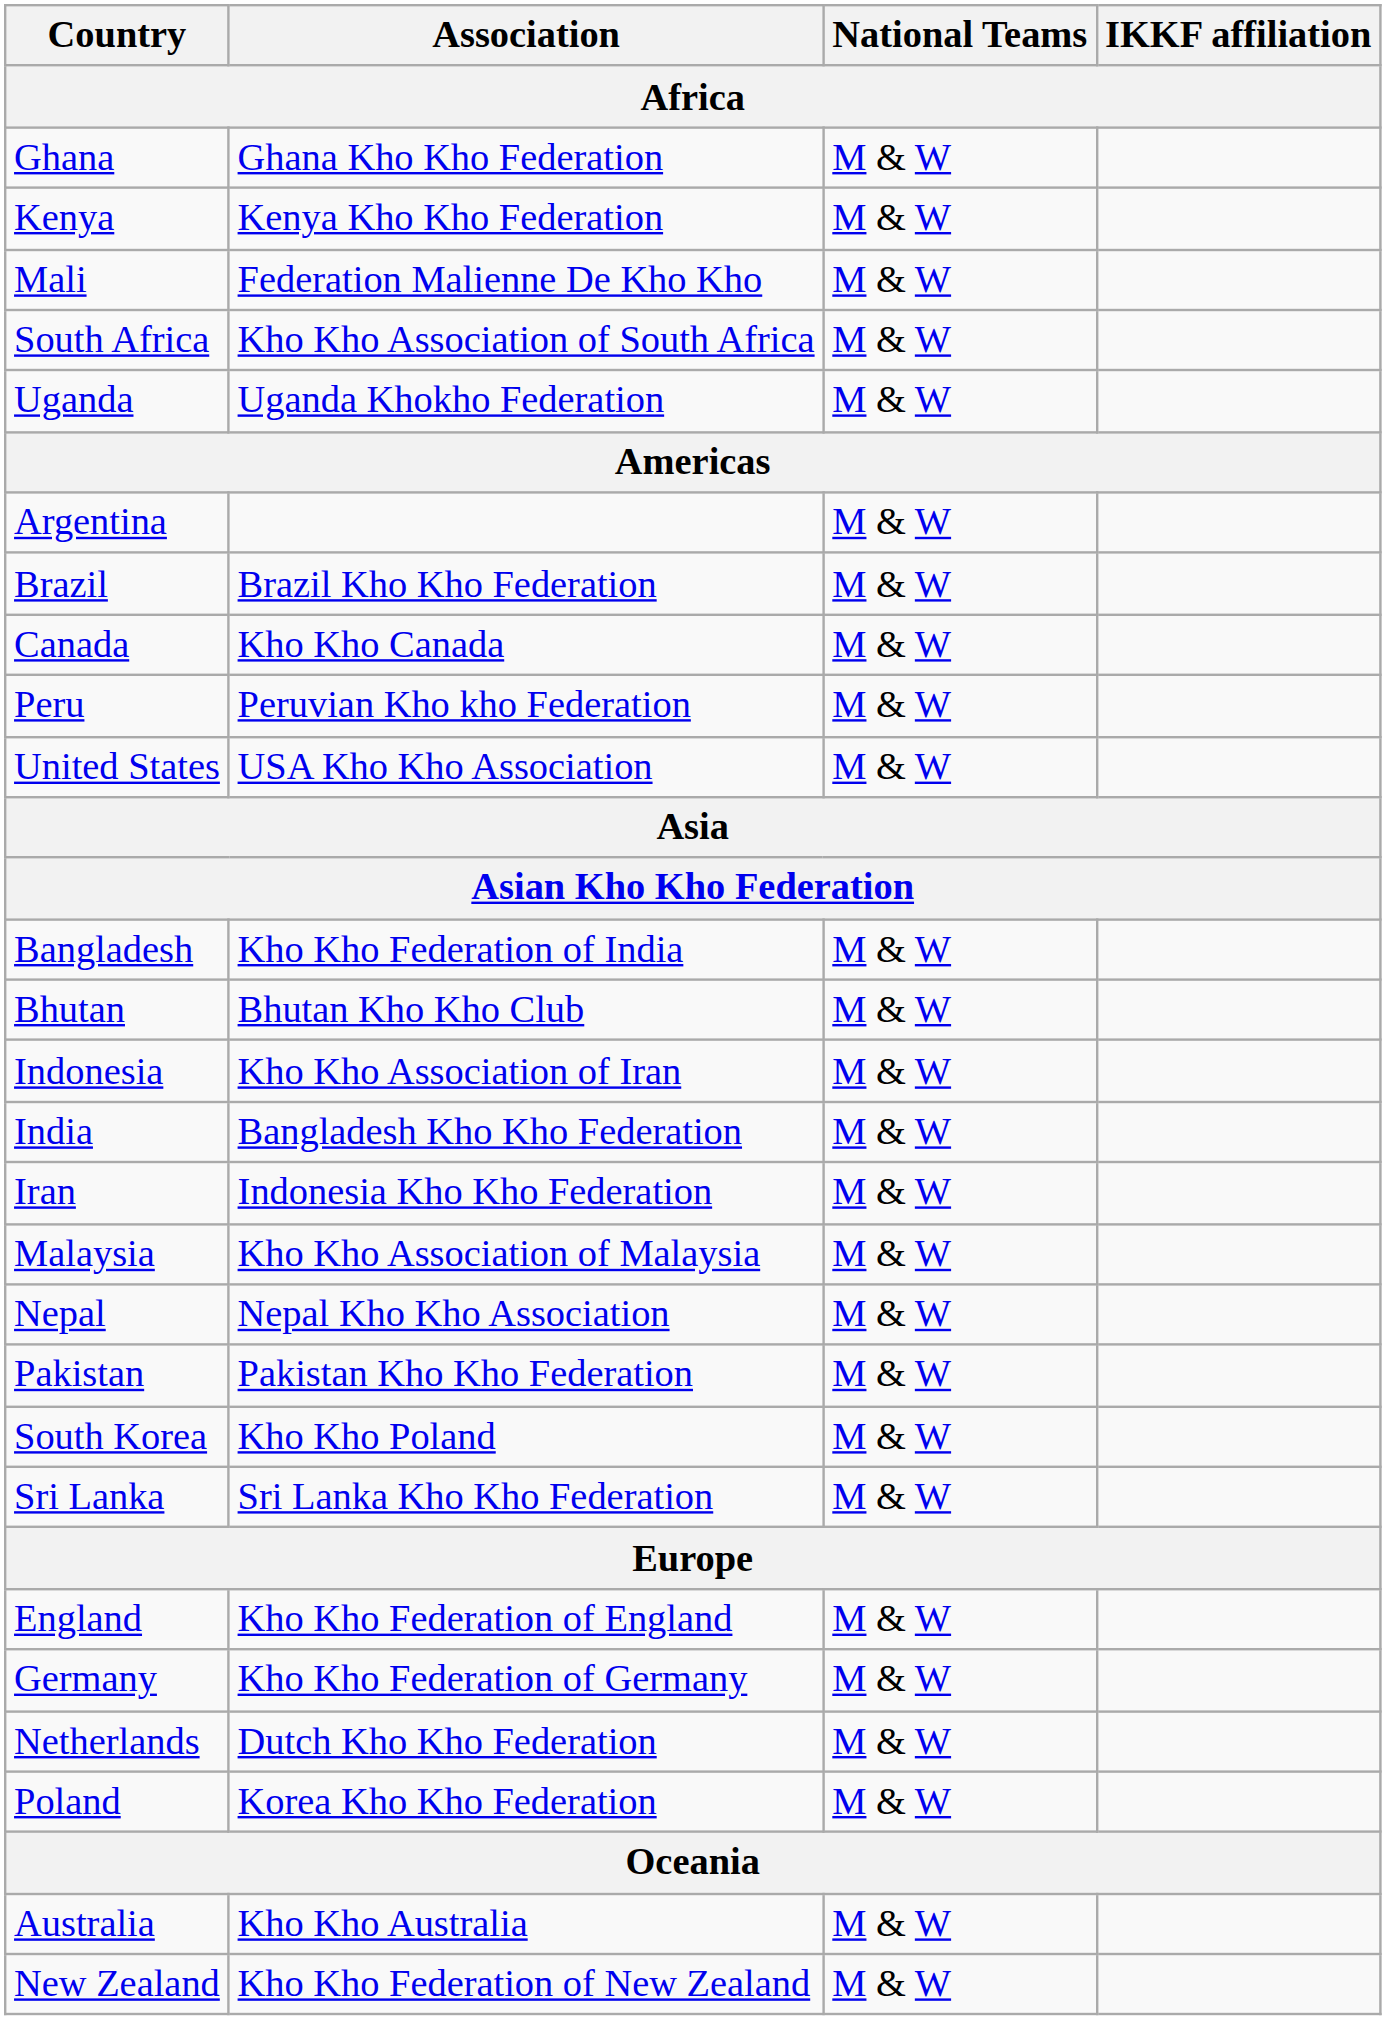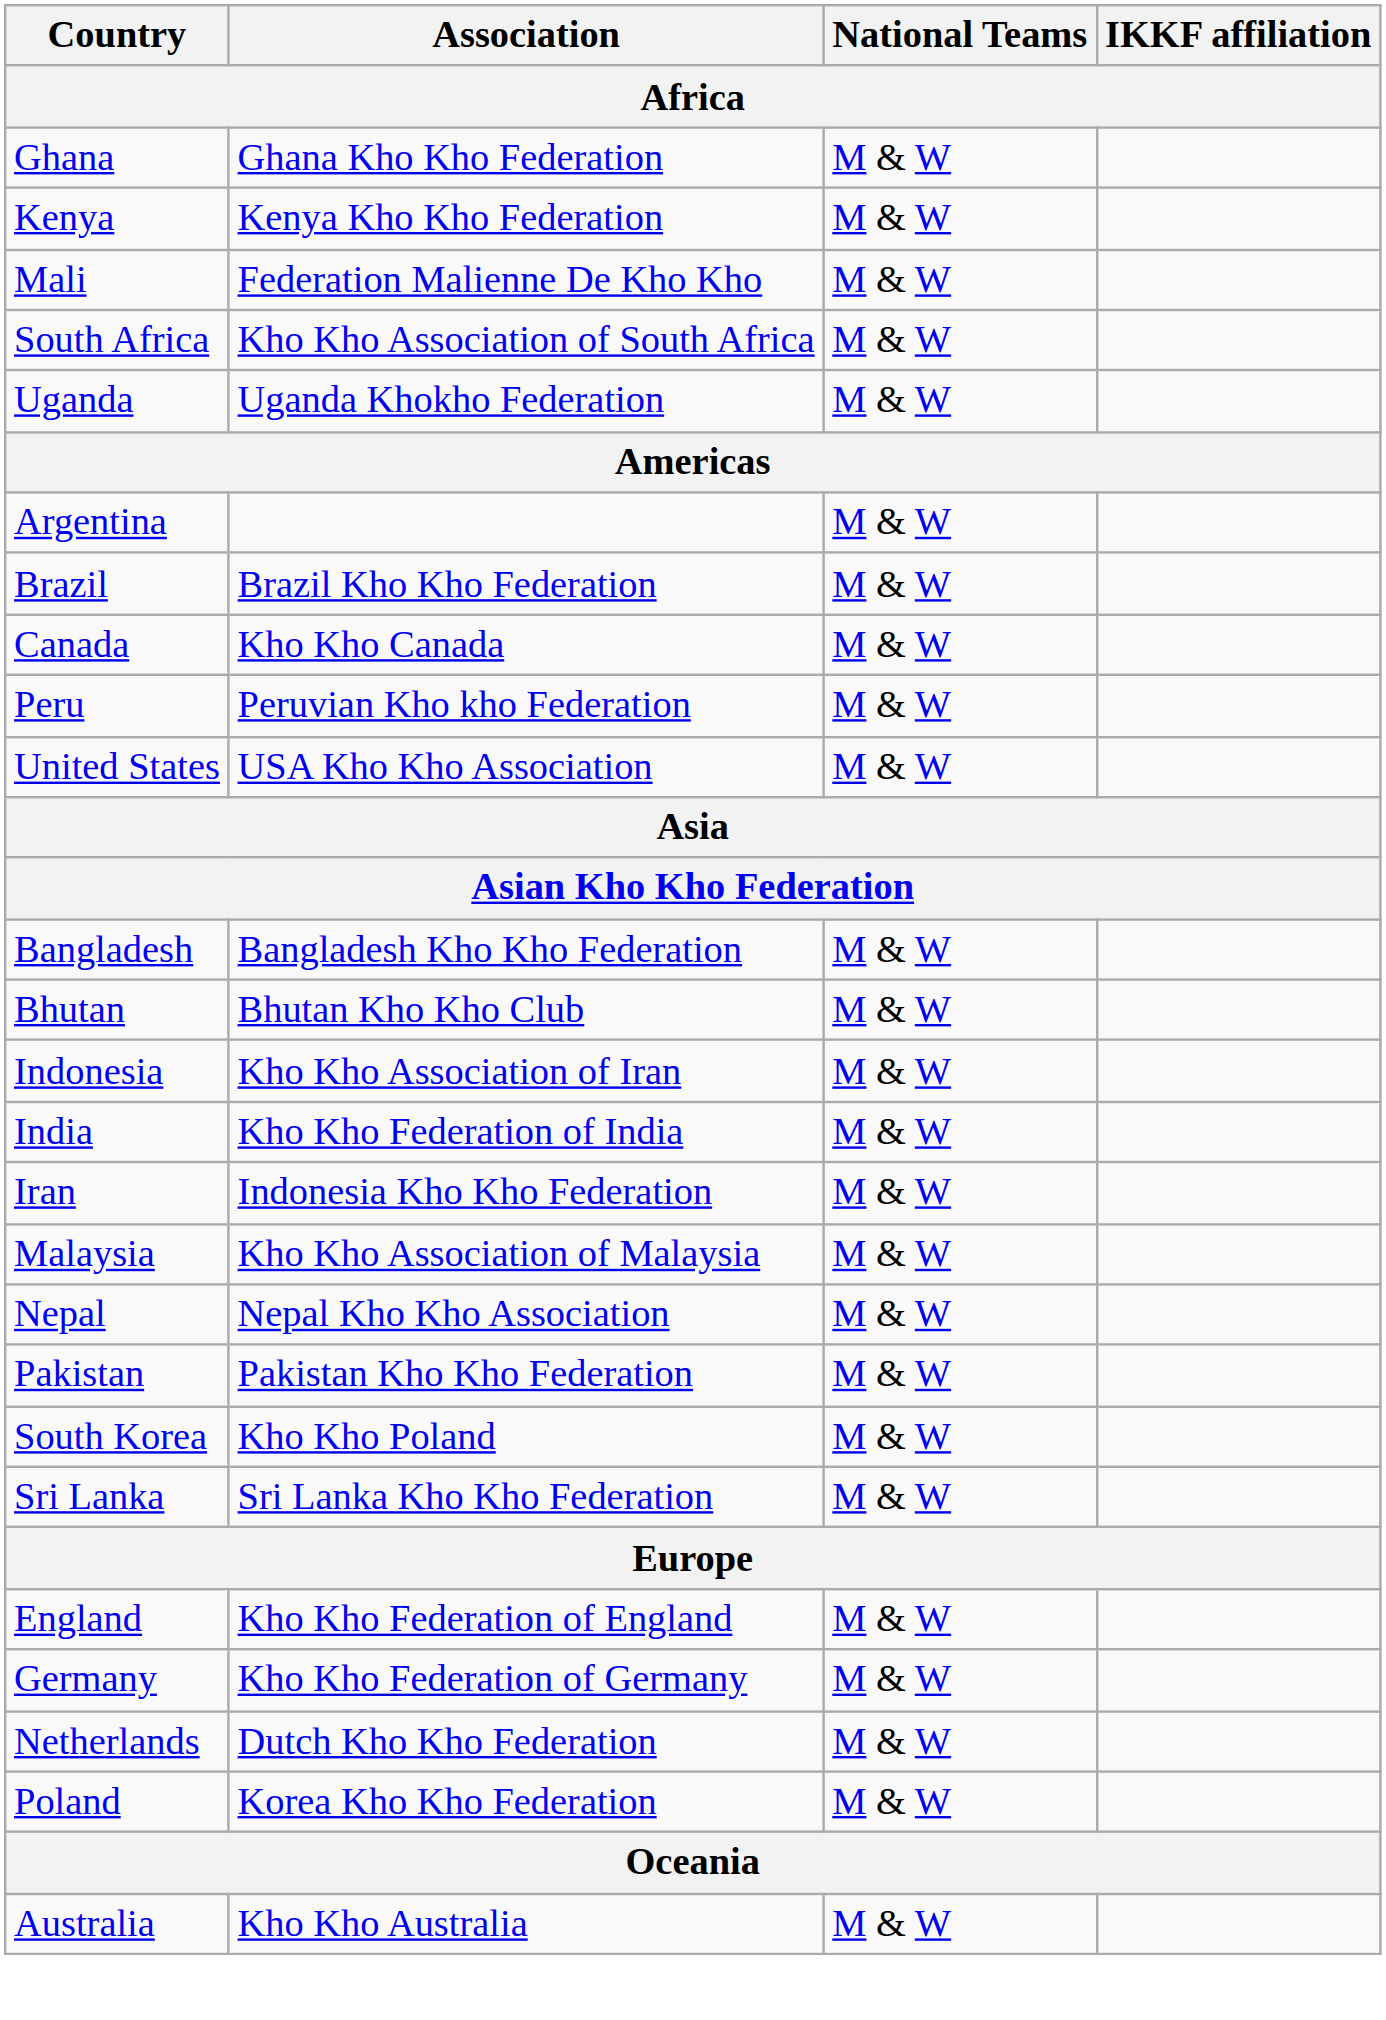(460, 948) Kho Kho Federation of India -> (490, 948) Bangladesh Kho Kho Federation
(490, 1131) Bangladesh Kho Kho Federation -> (460, 1131) Kho Kho Federation of India
- row: (117, 1983)
